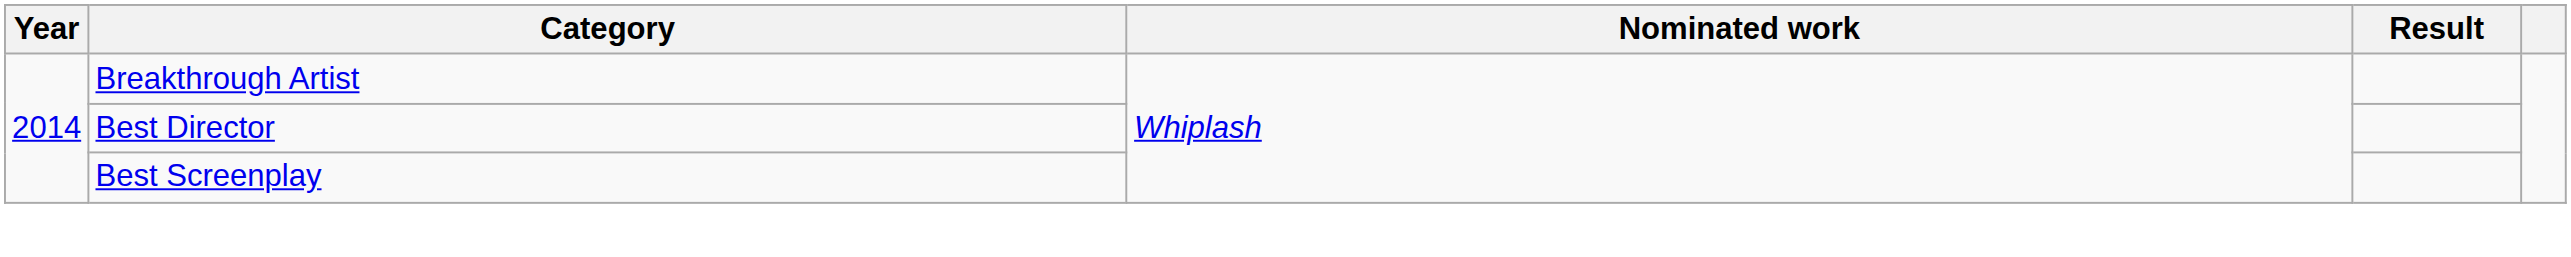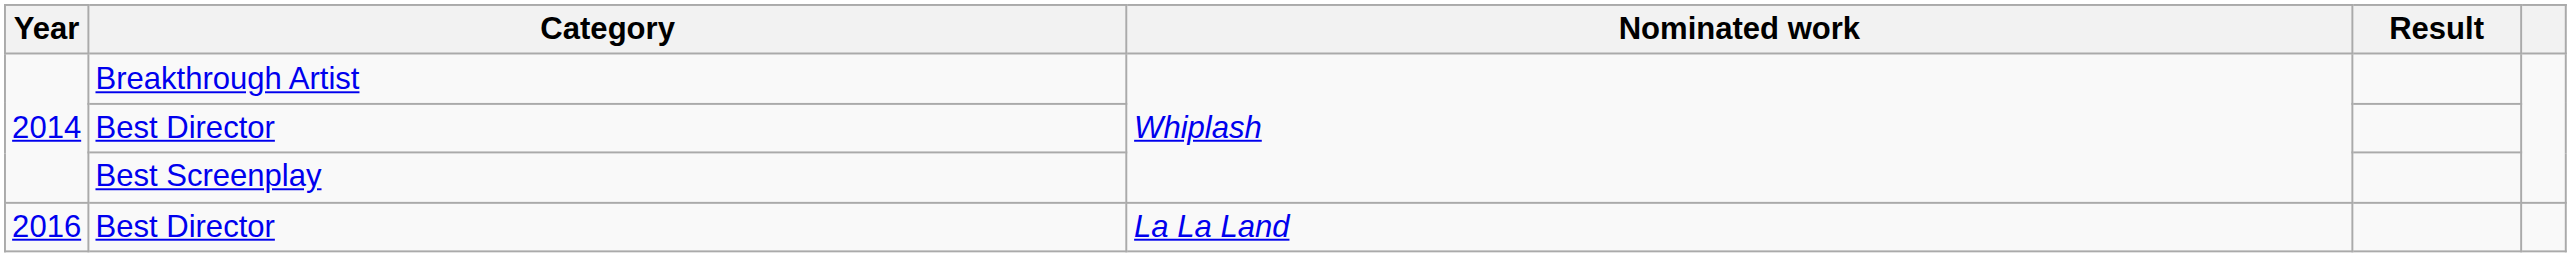+ row: (47, 226)
